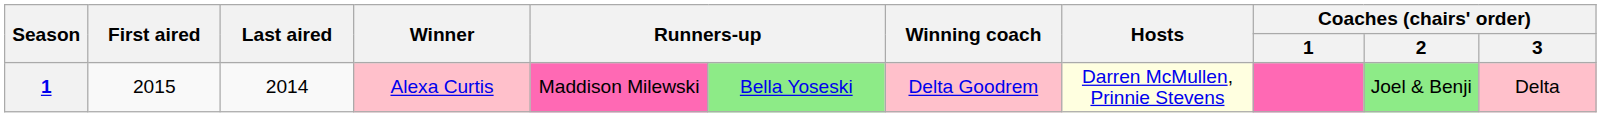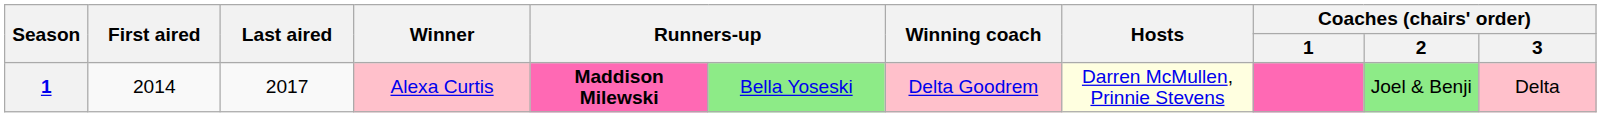(154, 87) 2015 -> (154, 87) 2014
(287, 87) 2014 -> (287, 87) 2017
(619, 87) normal -> (619, 87) bold
